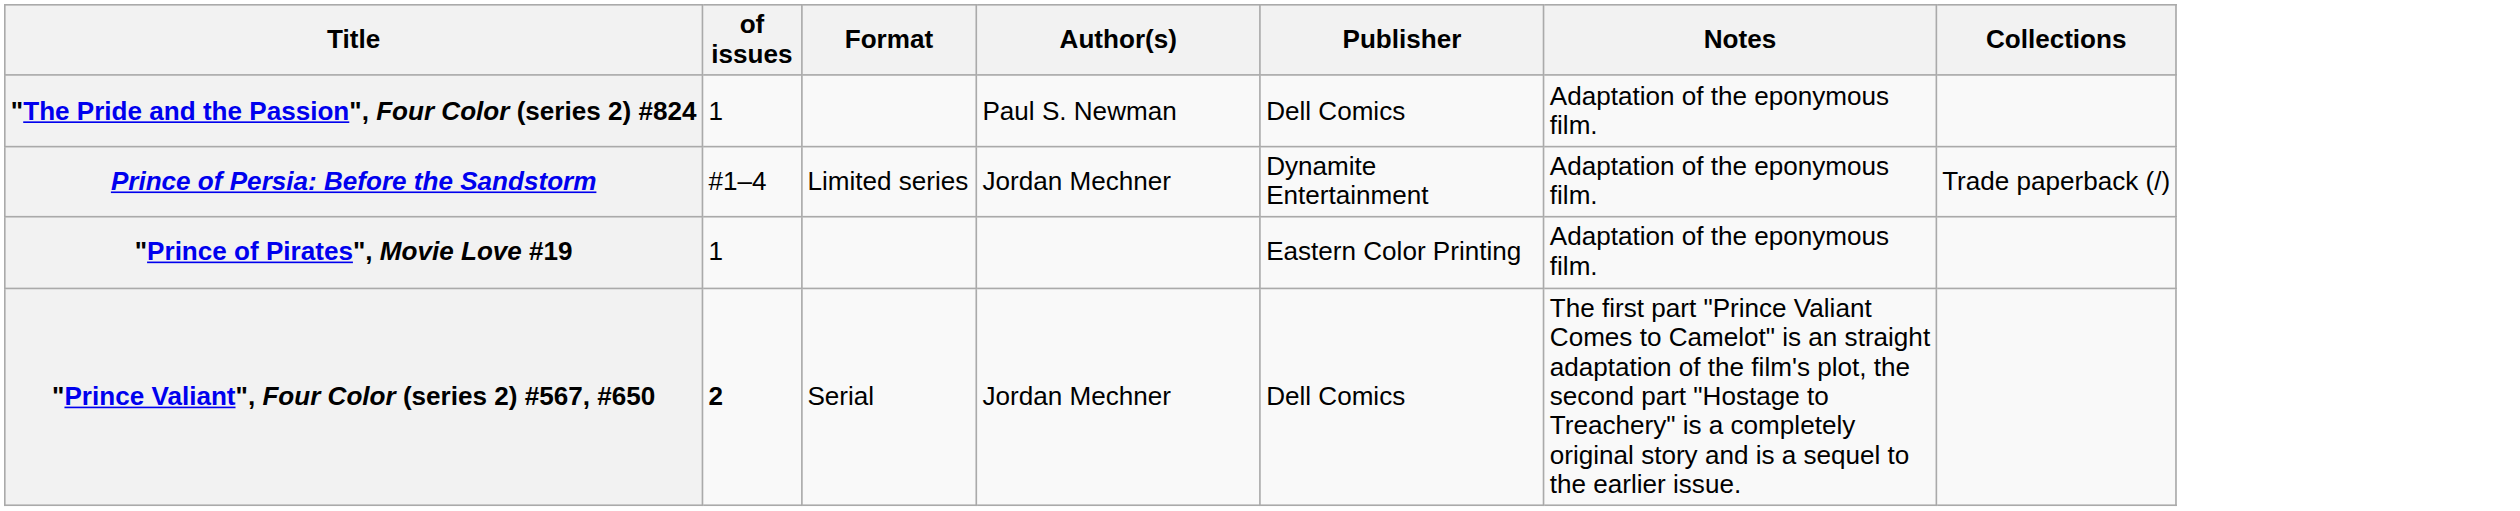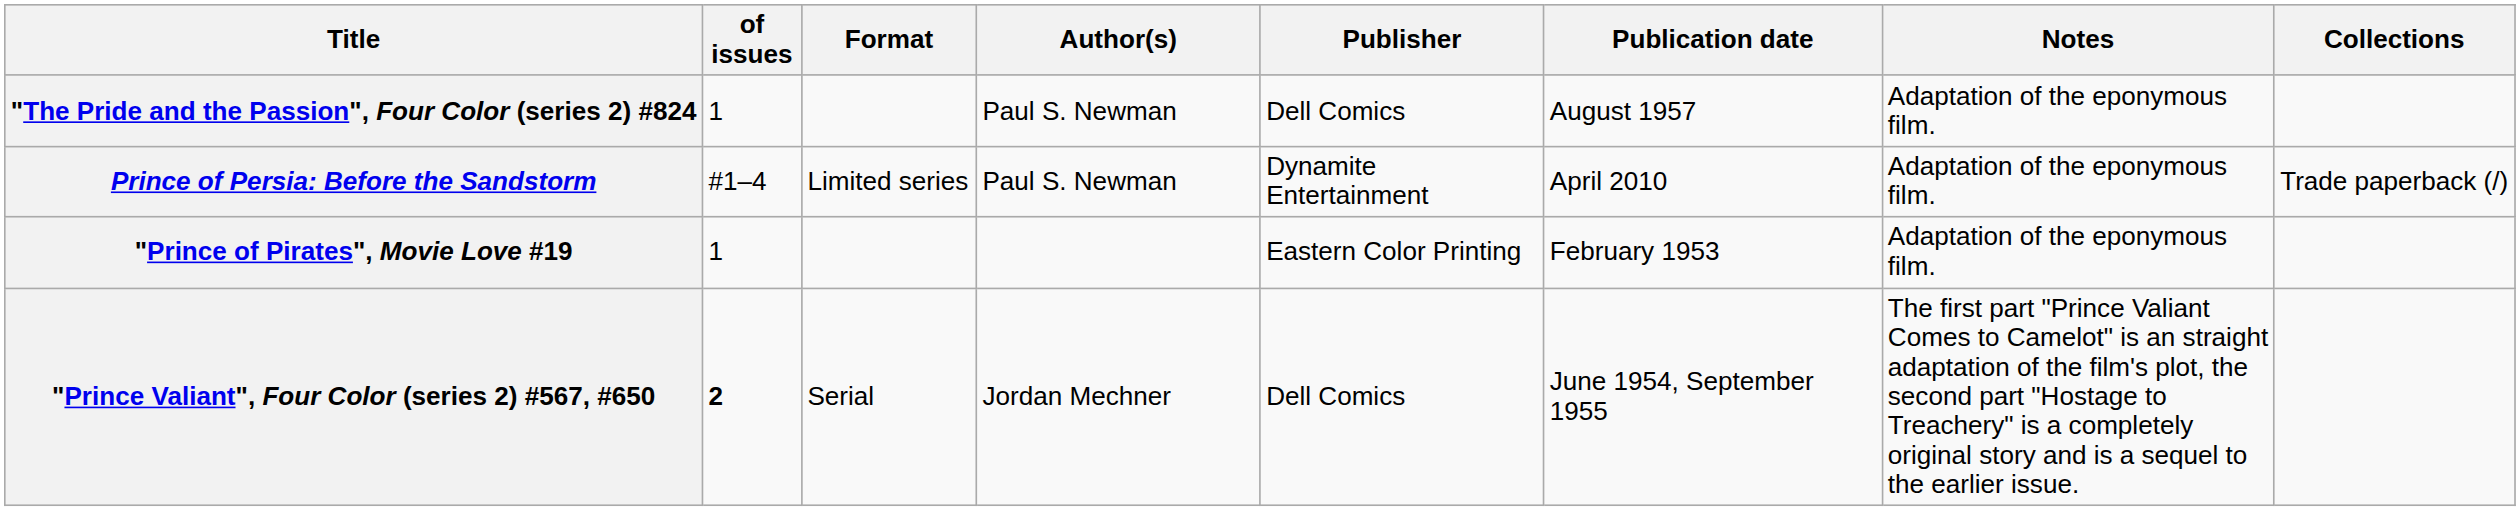+ column: (1713, 39)
(1077, 181) Jordan Mechner -> (1080, 181) Paul S. Newman
